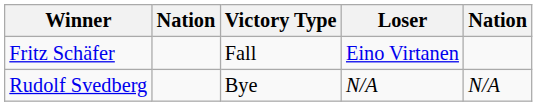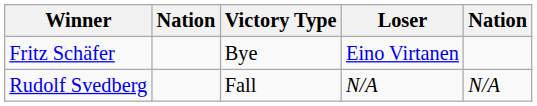(240, 52) Fall -> (241, 52) Bye
(241, 85) Bye -> (240, 85) Fall
